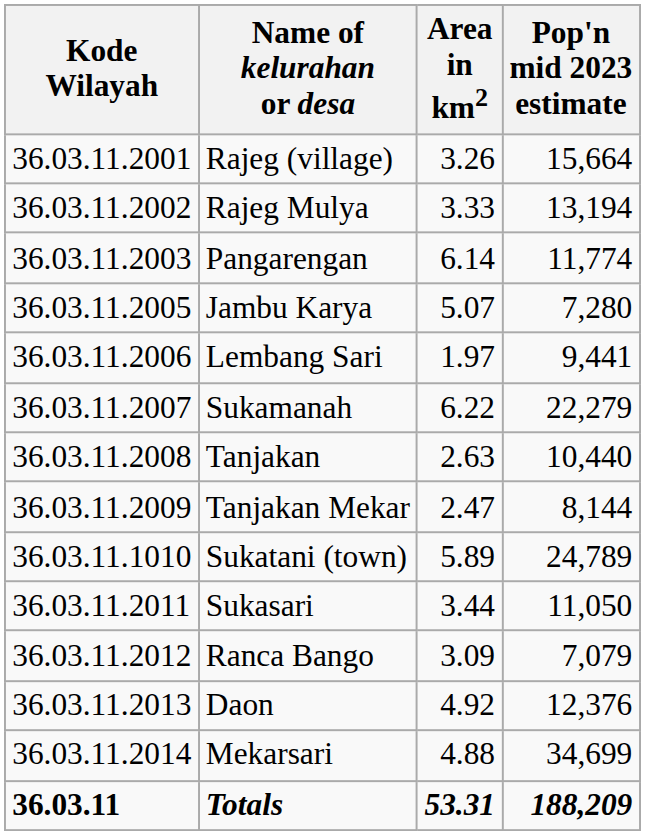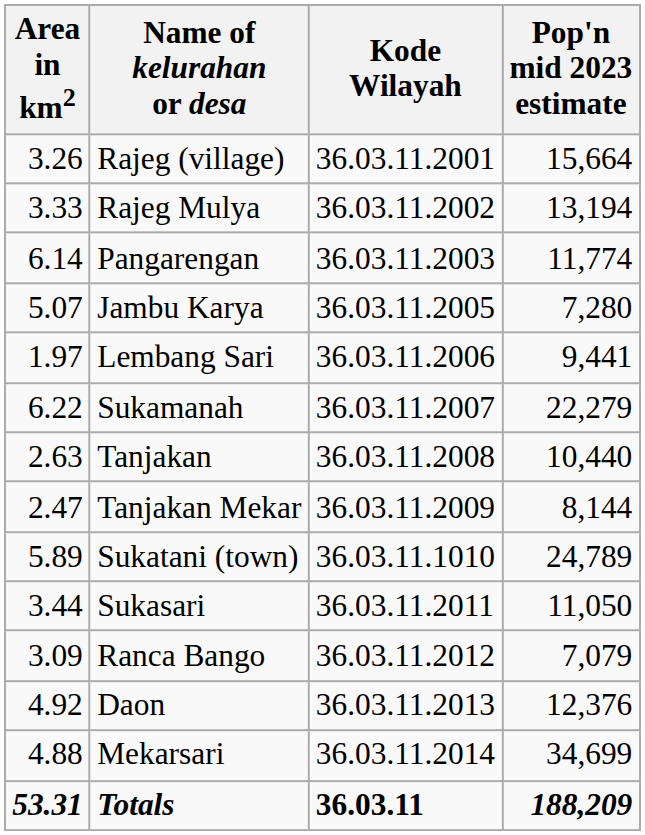columns swapped: (102, 68) <-> (460, 68)
